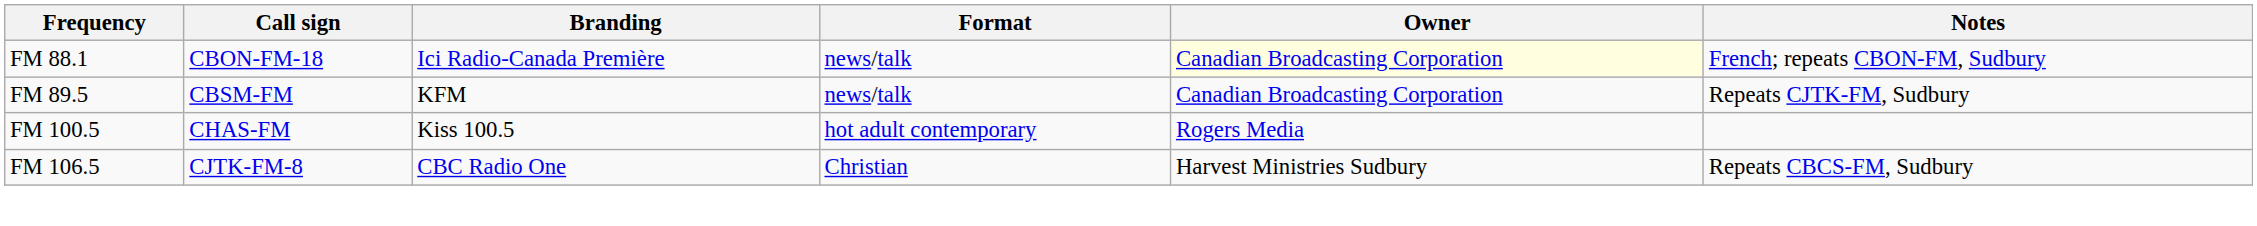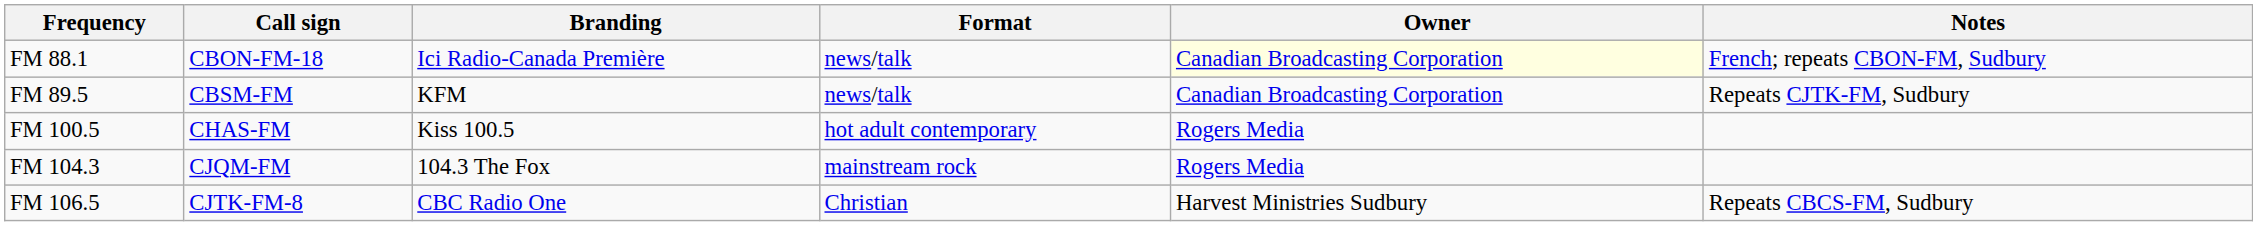+ row: (55, 166)
